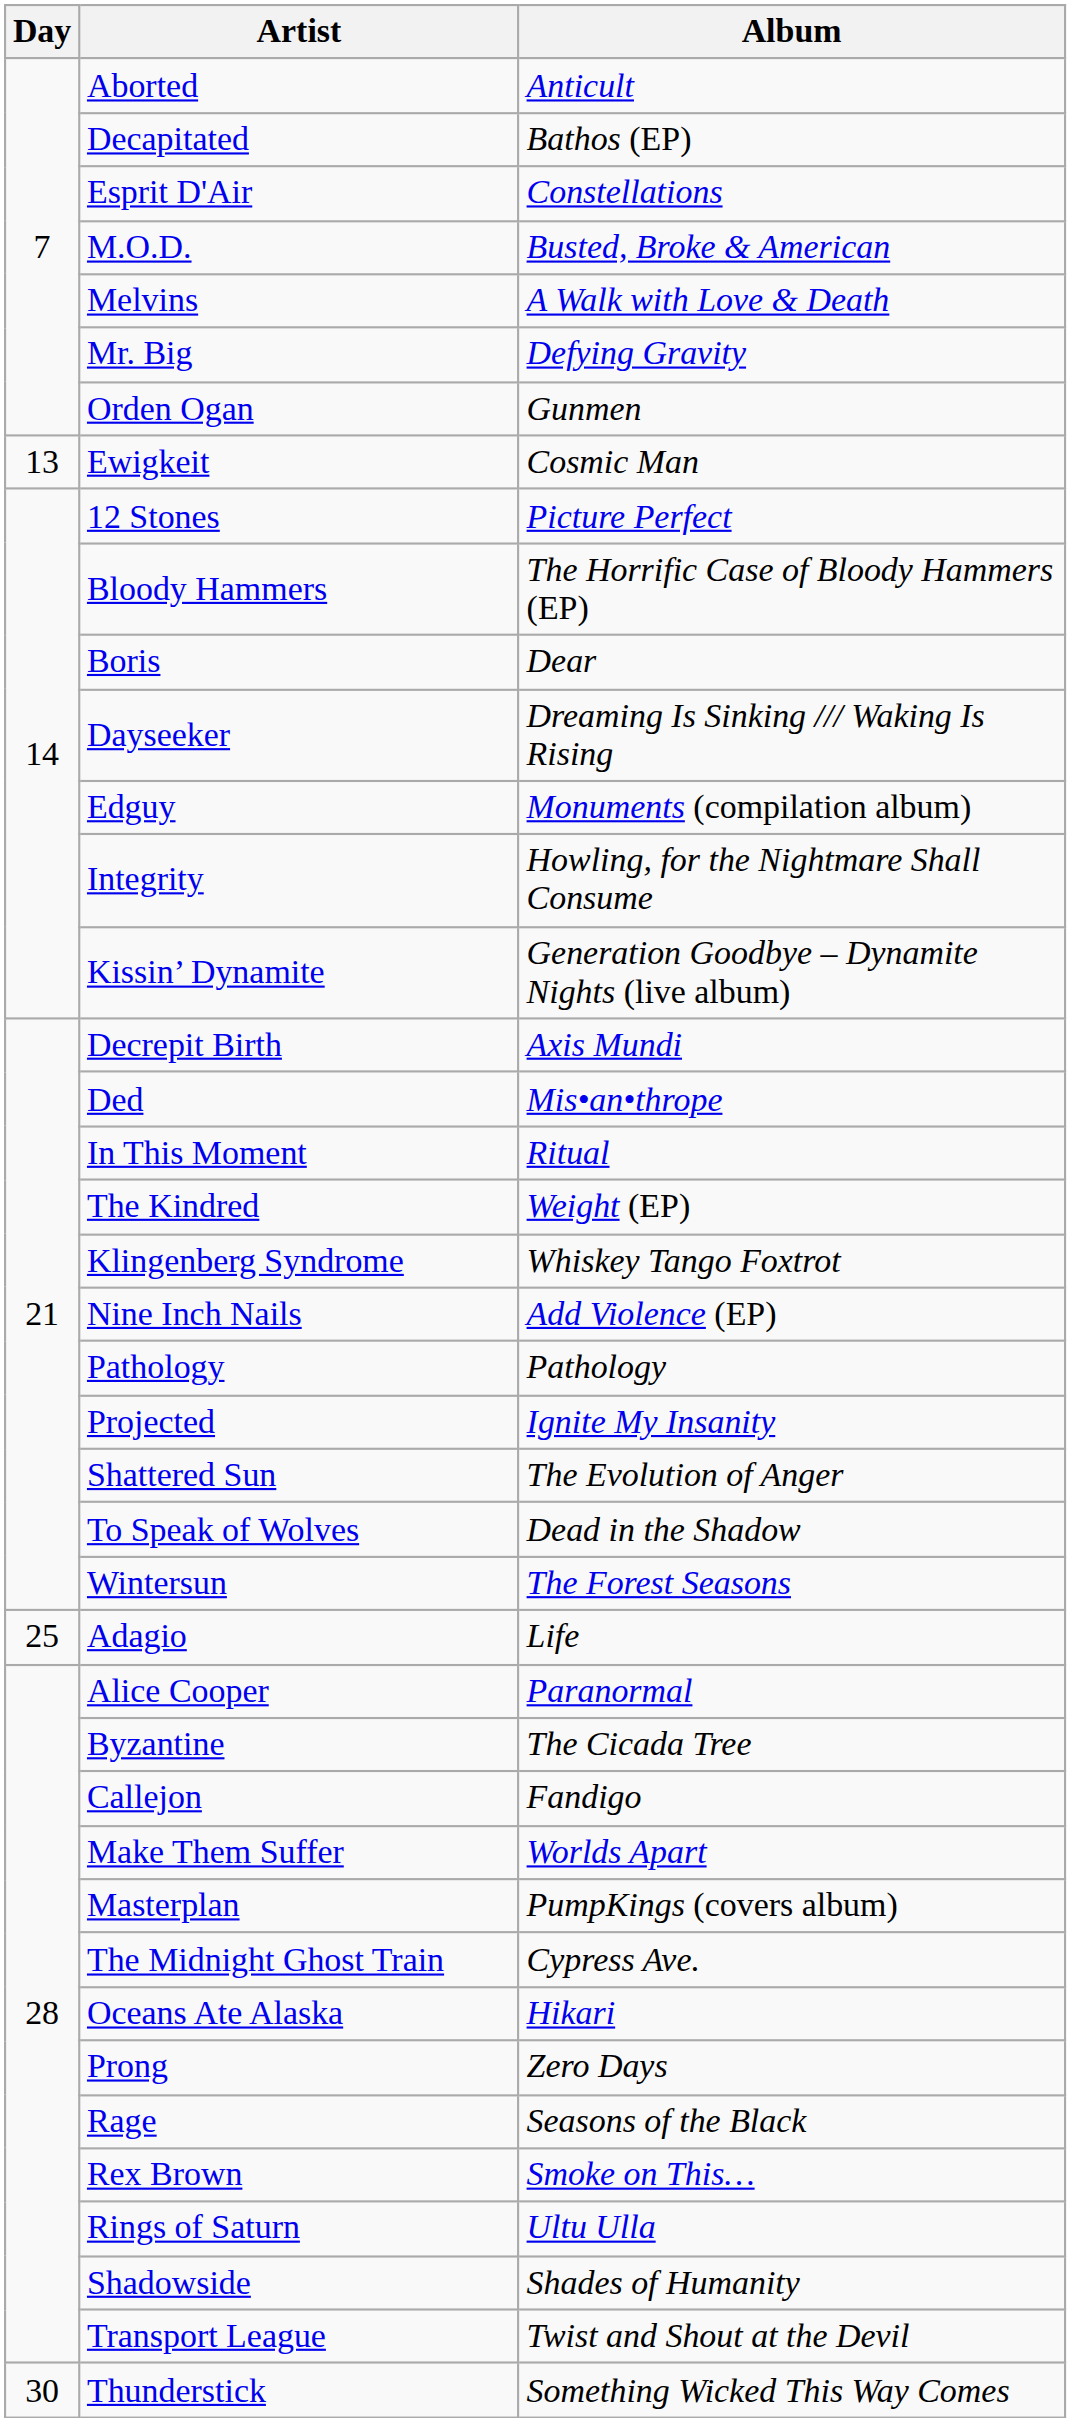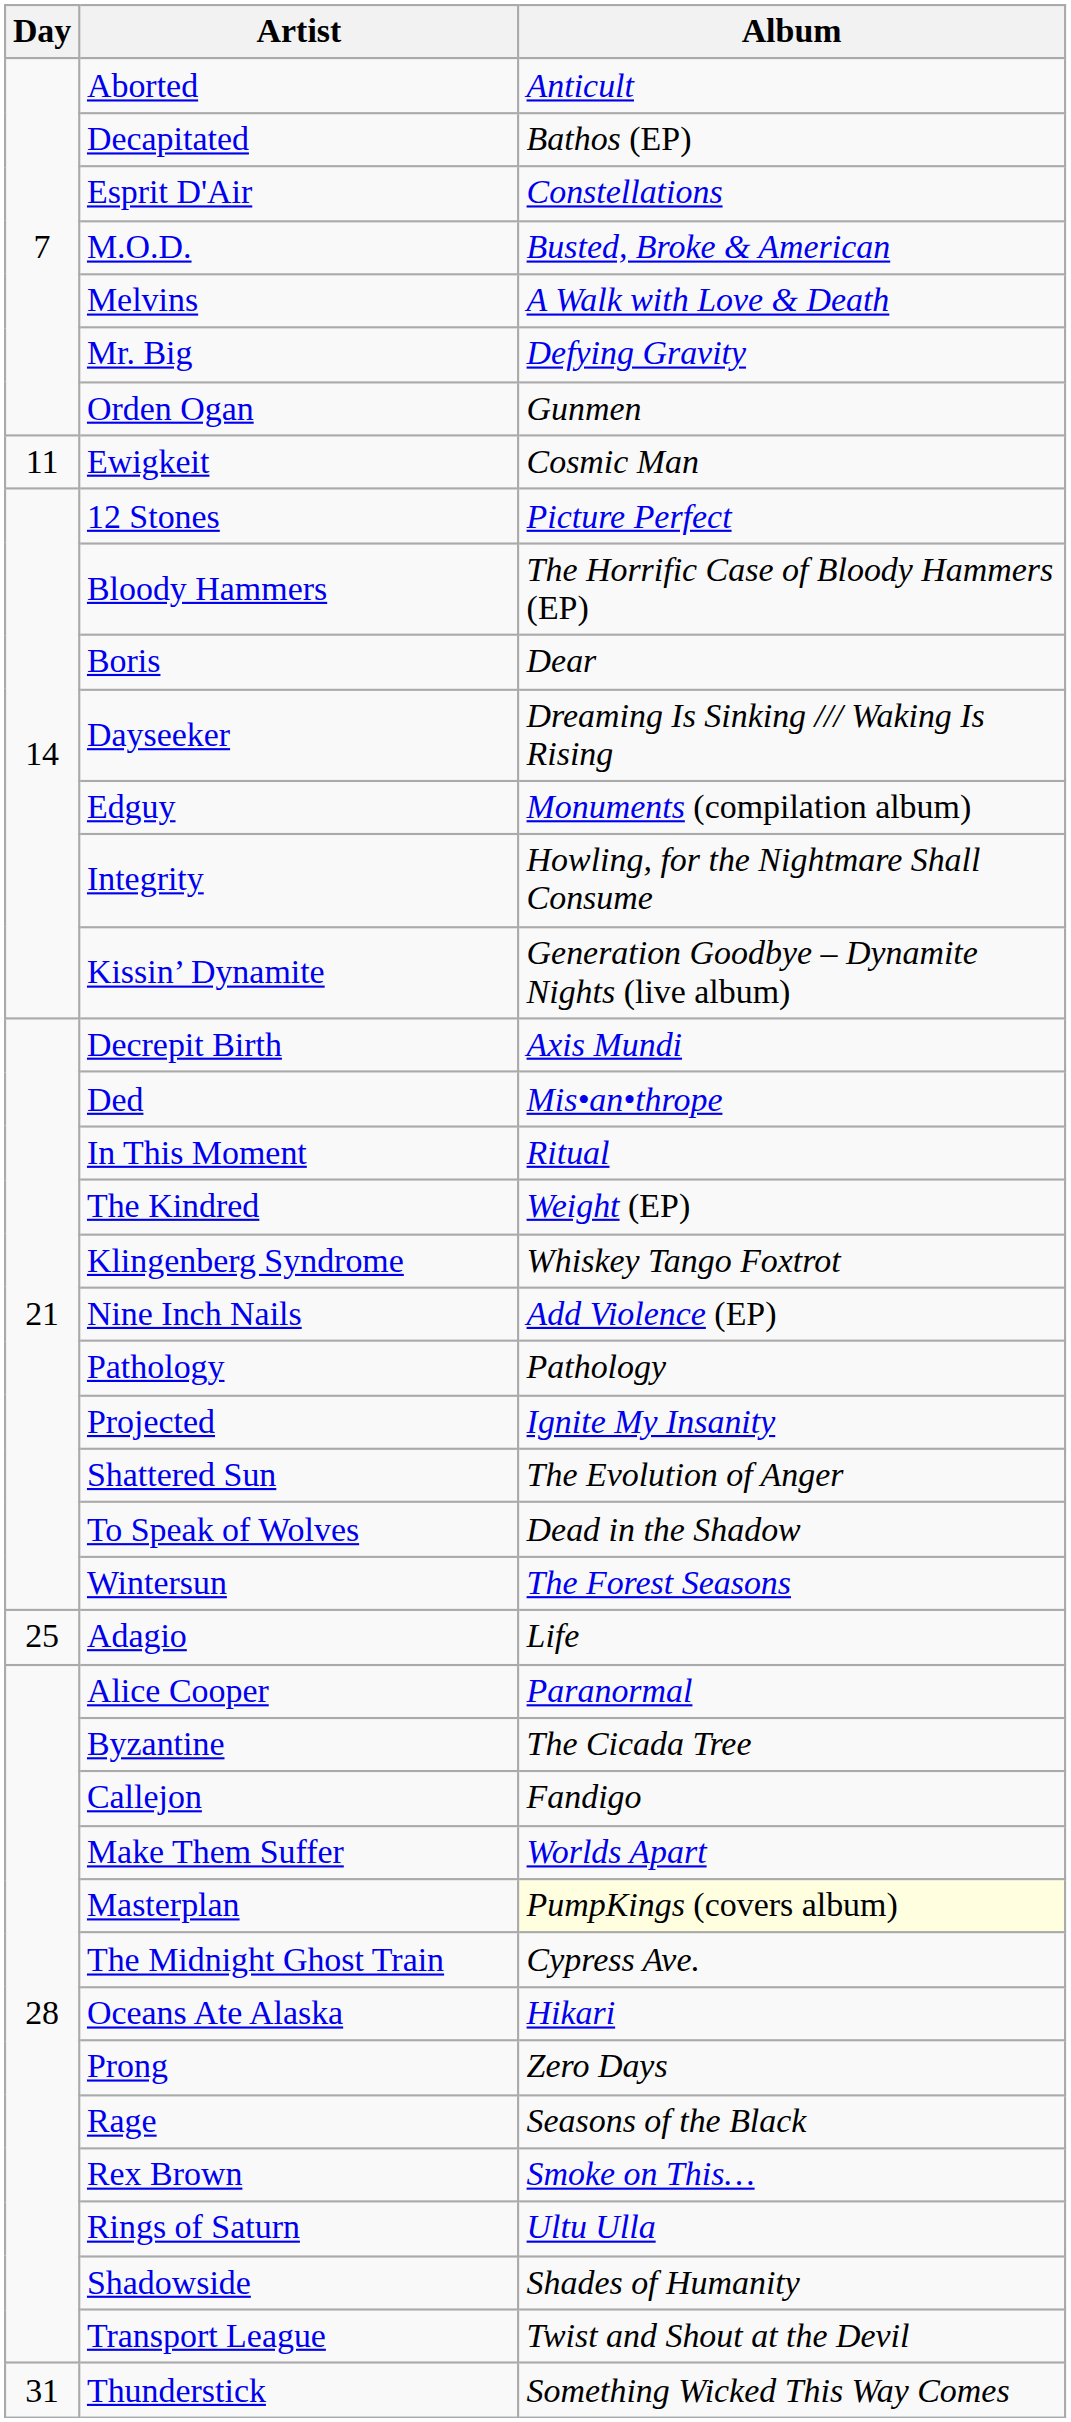(42, 461) 13 -> (42, 461) 11
(712, 1905) no background -> (712, 1905) lightyellow background
(42, 2389) 30 -> (42, 2389) 31
